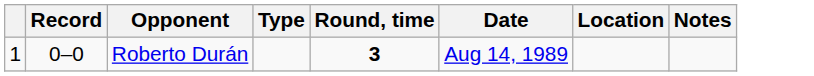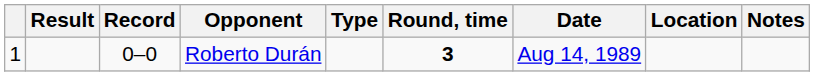+ column: (62, 20)
